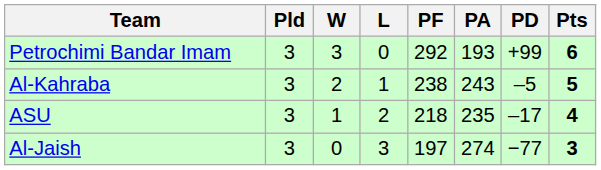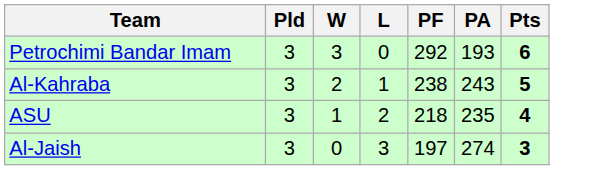- column: (525, 20)
